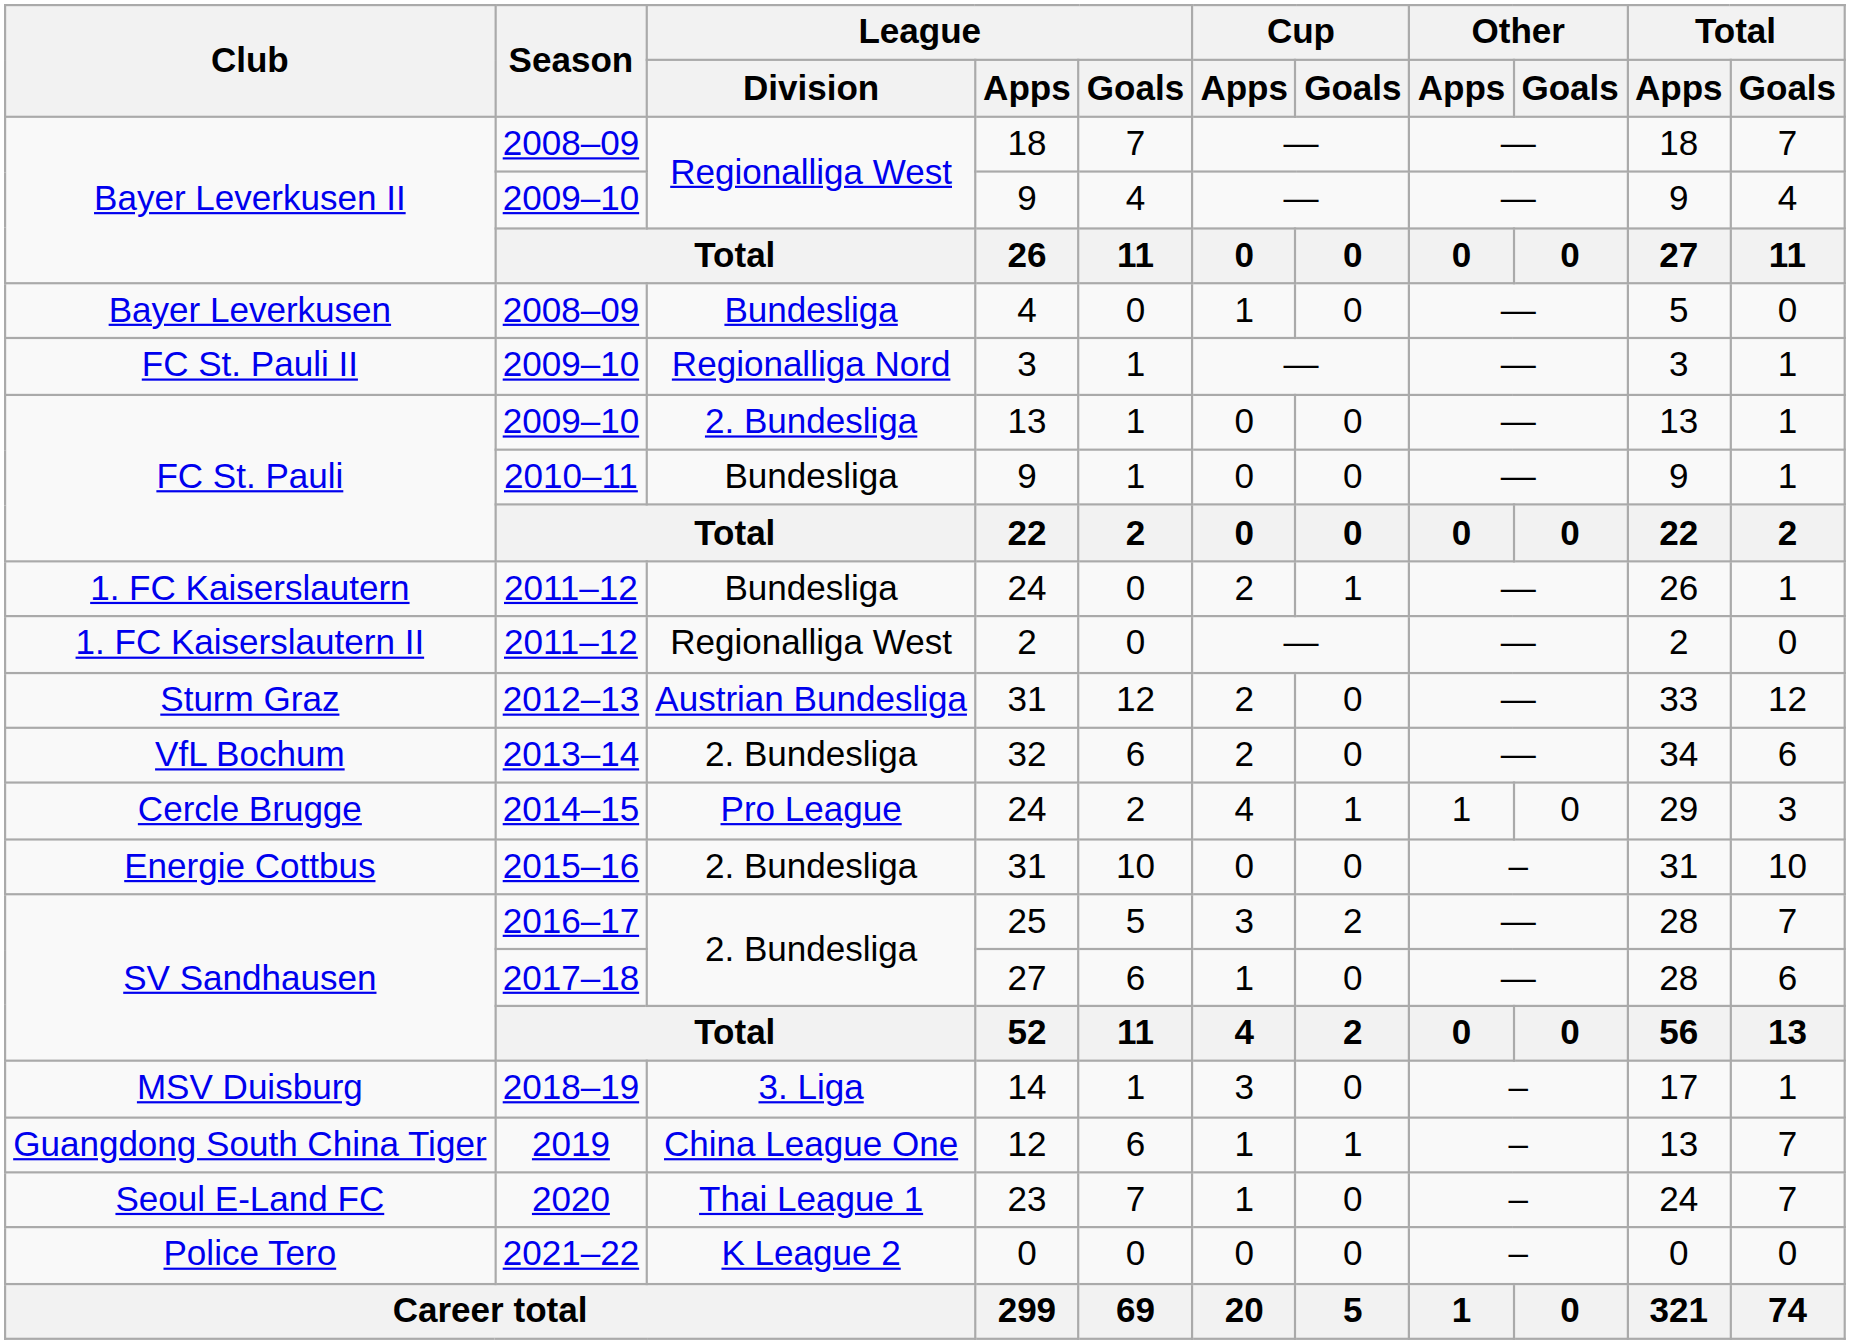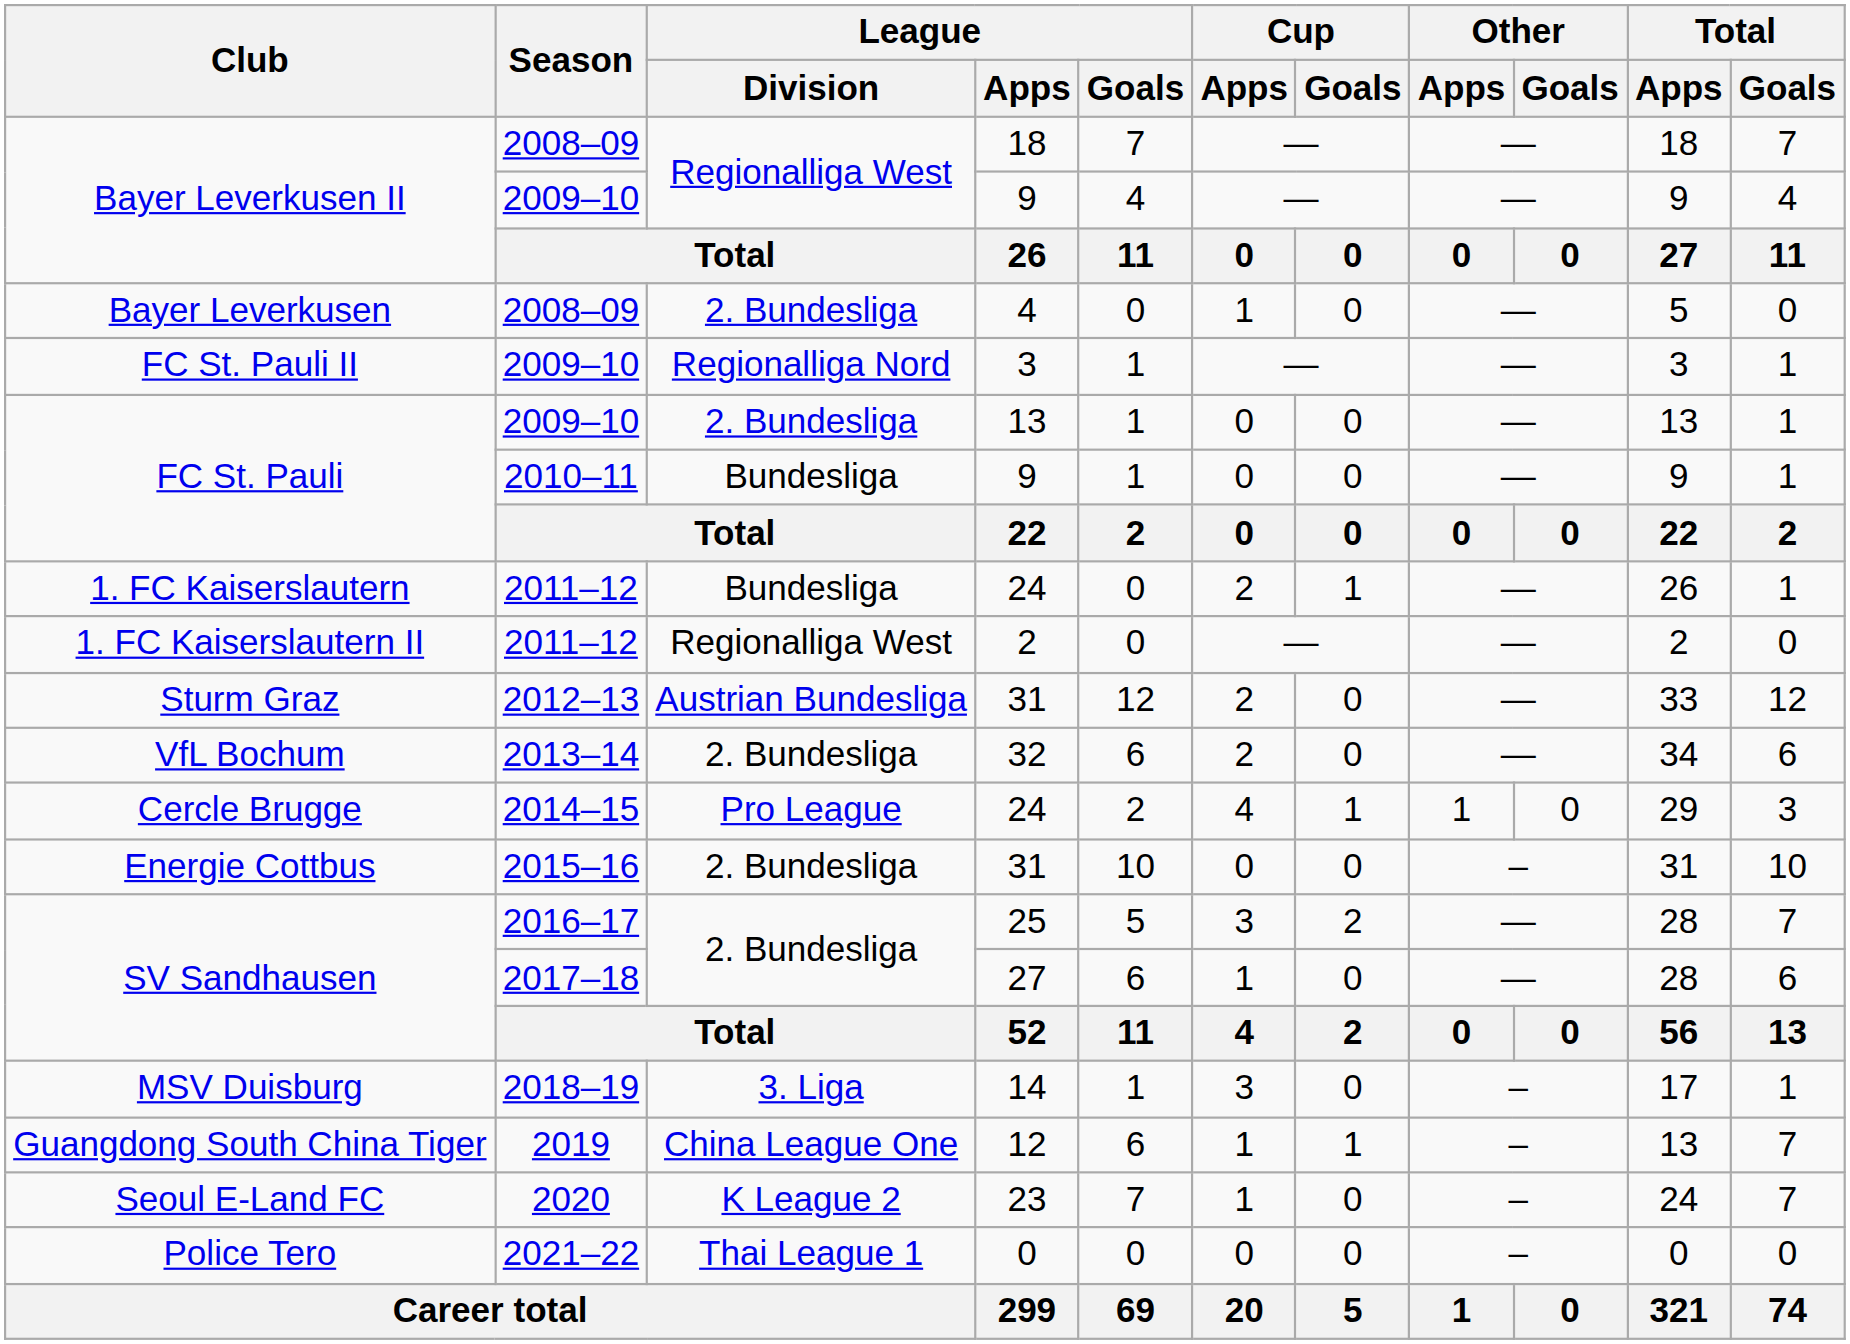(811, 310) Bundesliga -> (811, 310) 2. Bundesliga
(811, 1199) Thai League 1 -> (811, 1199) K League 2
(811, 1254) K League 2 -> (811, 1254) Thai League 1
